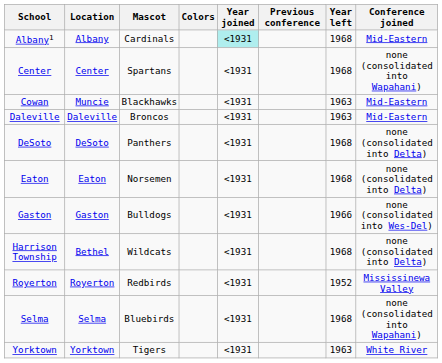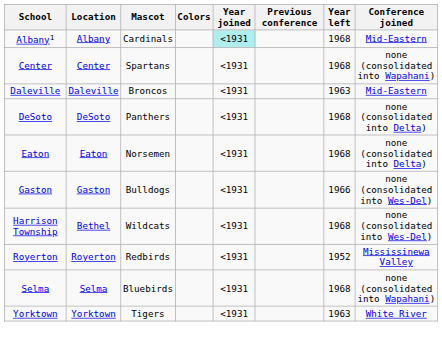- row: (35, 102)
(397, 252) none (consolidated into Delta) -> (396, 226) none (consolidated into Wes-Del)
